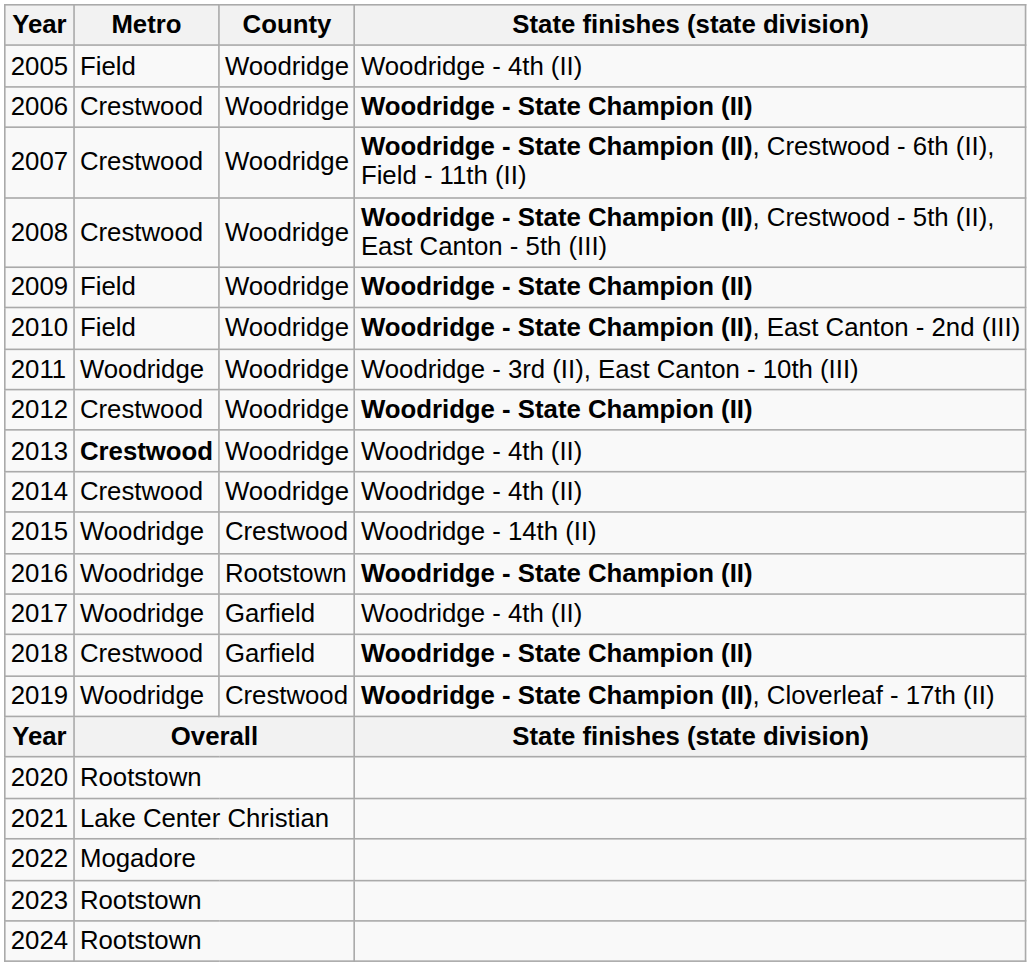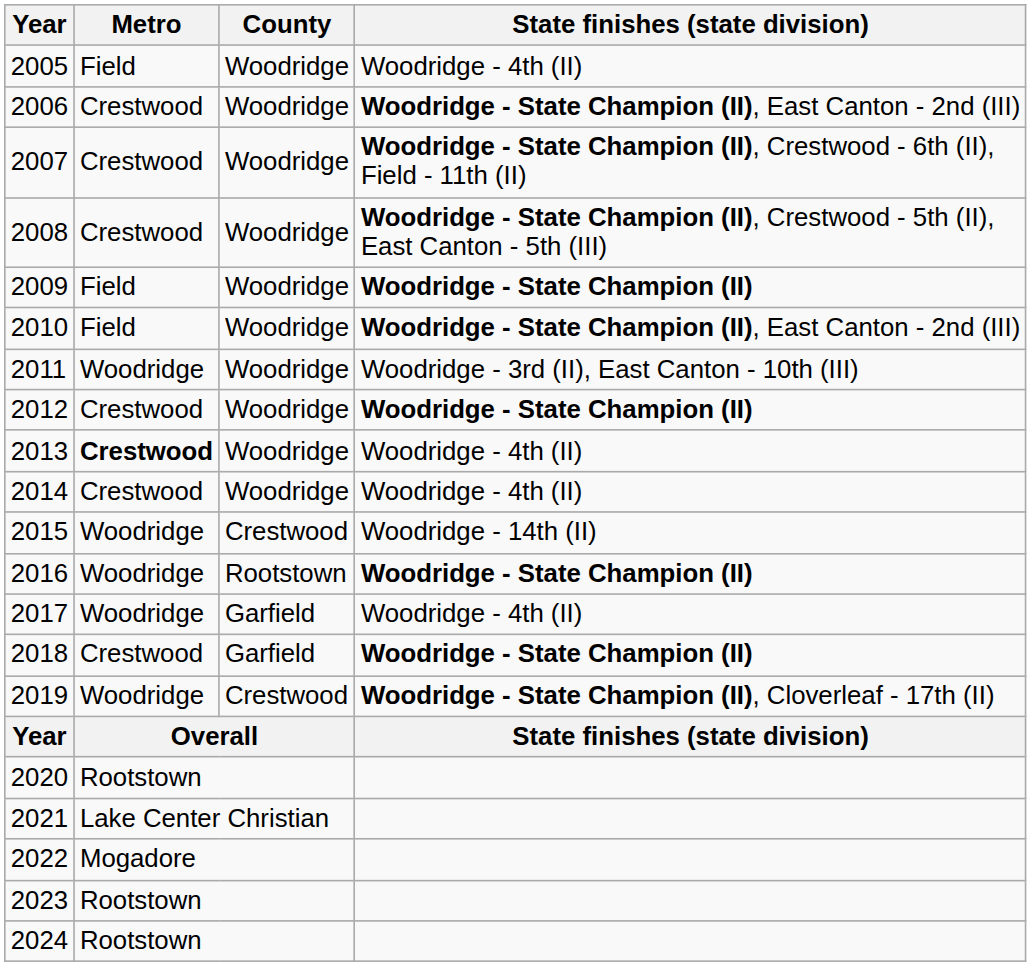(557, 106) Woodridge - State Champion (II) -> (691, 106) Woodridge - State Champion (II), East Canton - 2nd (III)
